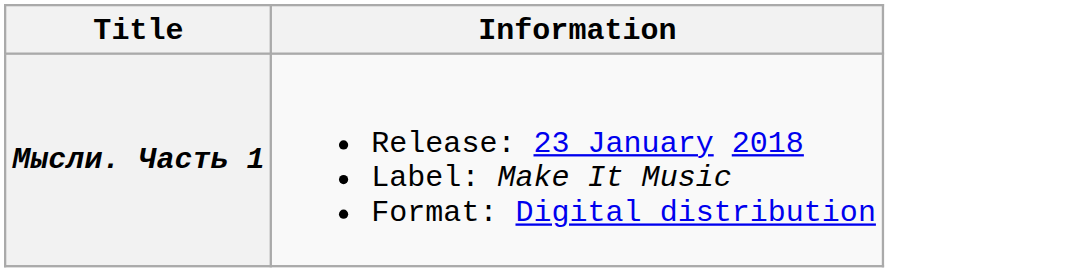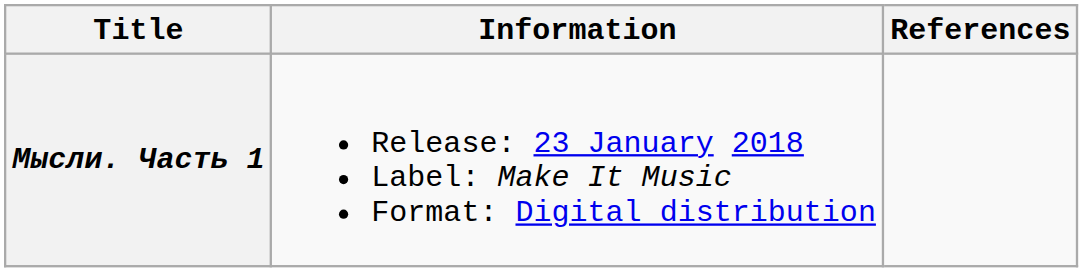+ column: (980, 30)
